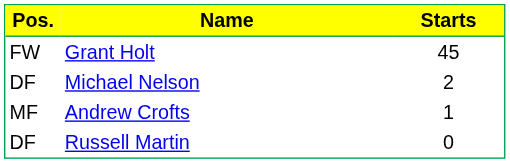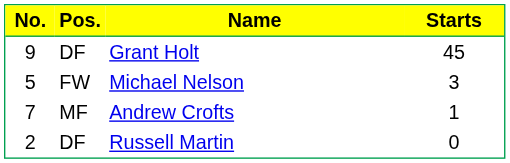+ column: (30, 20)
(25, 52) FW -> (72, 52) DF
(23, 82) DF -> (75, 82) FW
(449, 82) 2 -> (454, 82) 3
